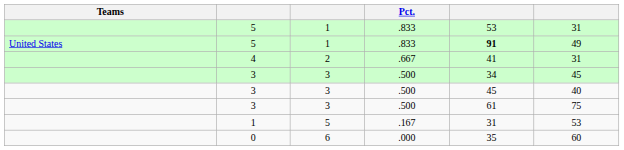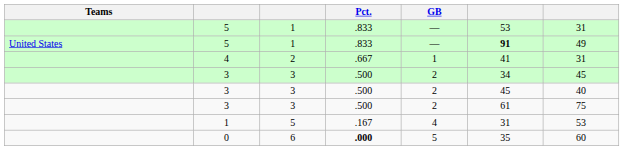+ column: (434, 12)
(407, 138) normal -> (364, 138) bold
